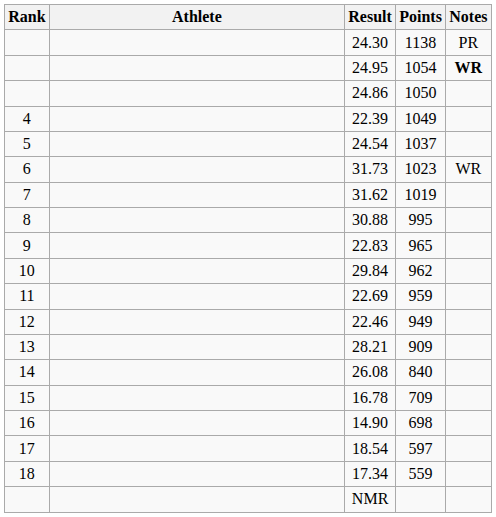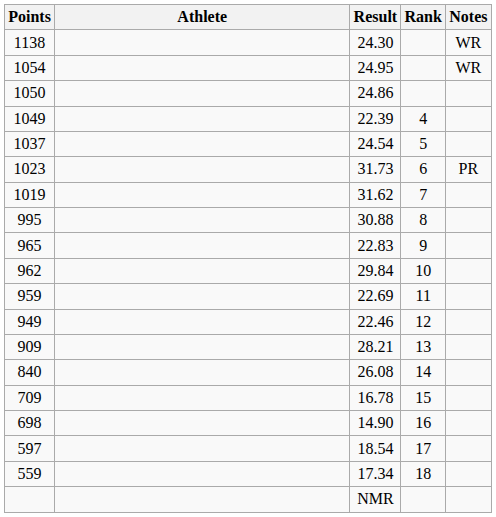columns swapped: (27, 17) <-> (421, 17)
(468, 42) PR -> (468, 42) WR
(468, 67) bold -> (468, 67) normal
(468, 169) WR -> (468, 169) PR
